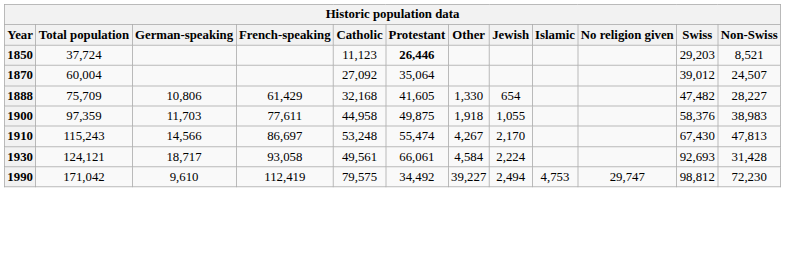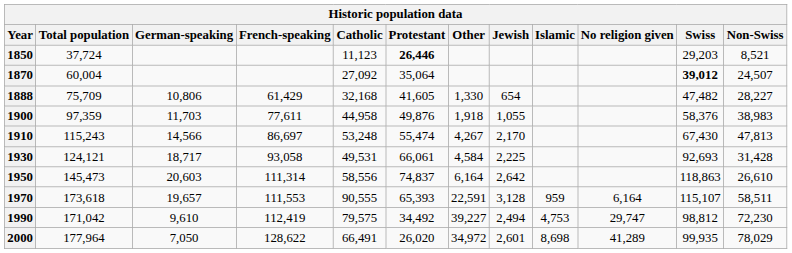(697, 75) normal -> (700, 75) bold
(417, 116) 49,875 -> (417, 116) 49,876
(360, 156) 49,561 -> (360, 156) 49,531
(511, 156) 2,224 -> (511, 156) 2,225
+ row: (20, 177)
+ row: (20, 197)
+ row: (20, 237)
